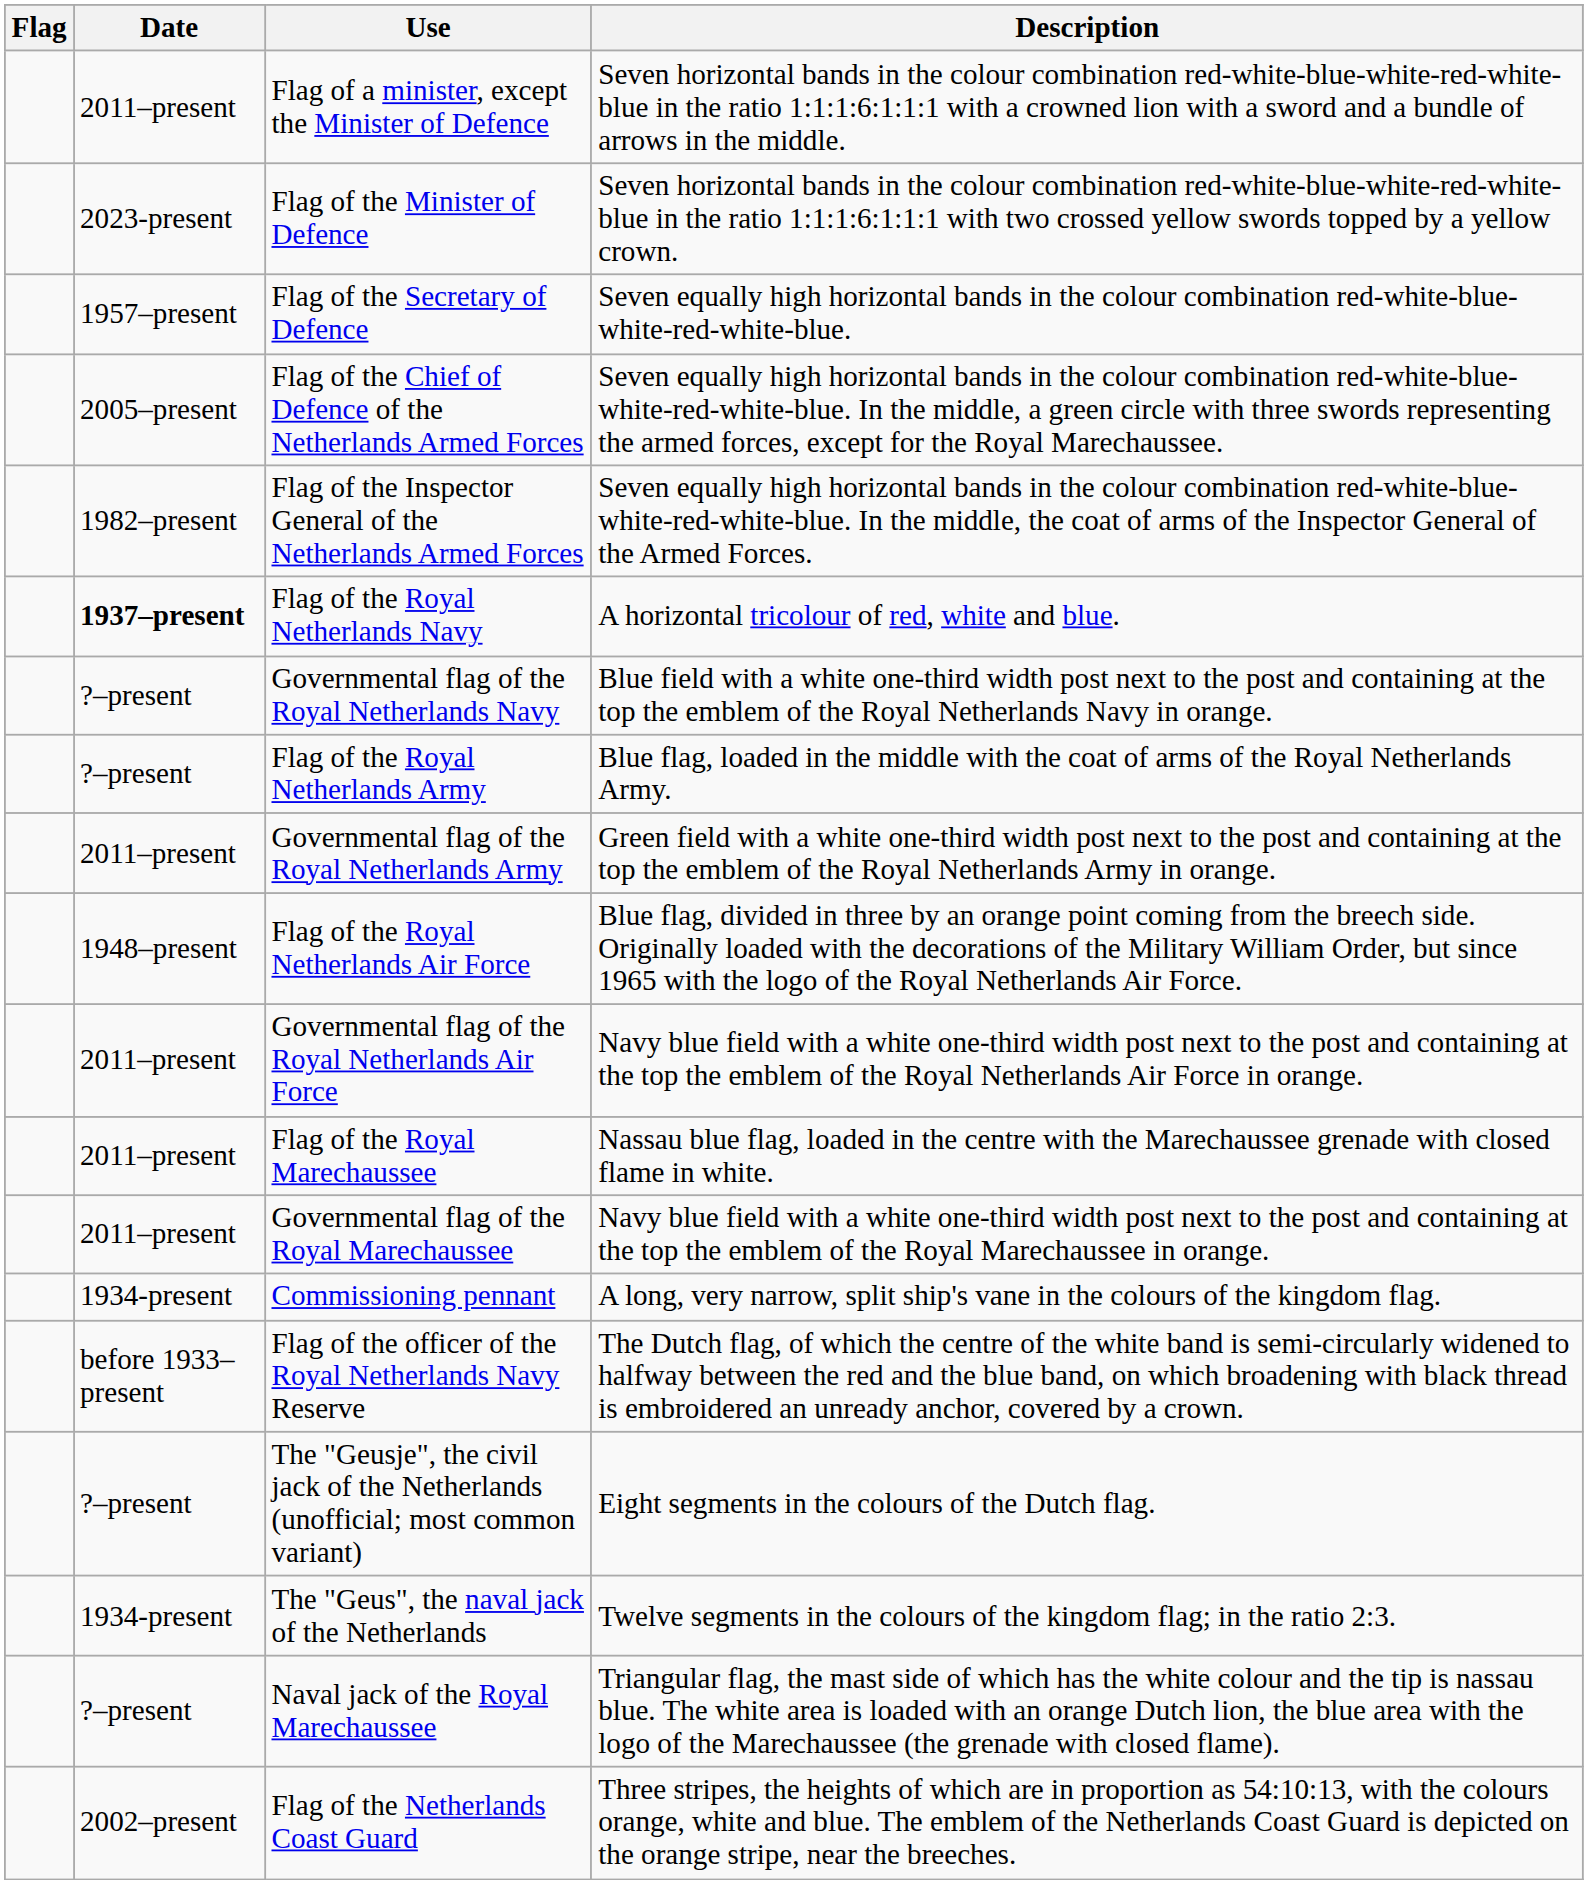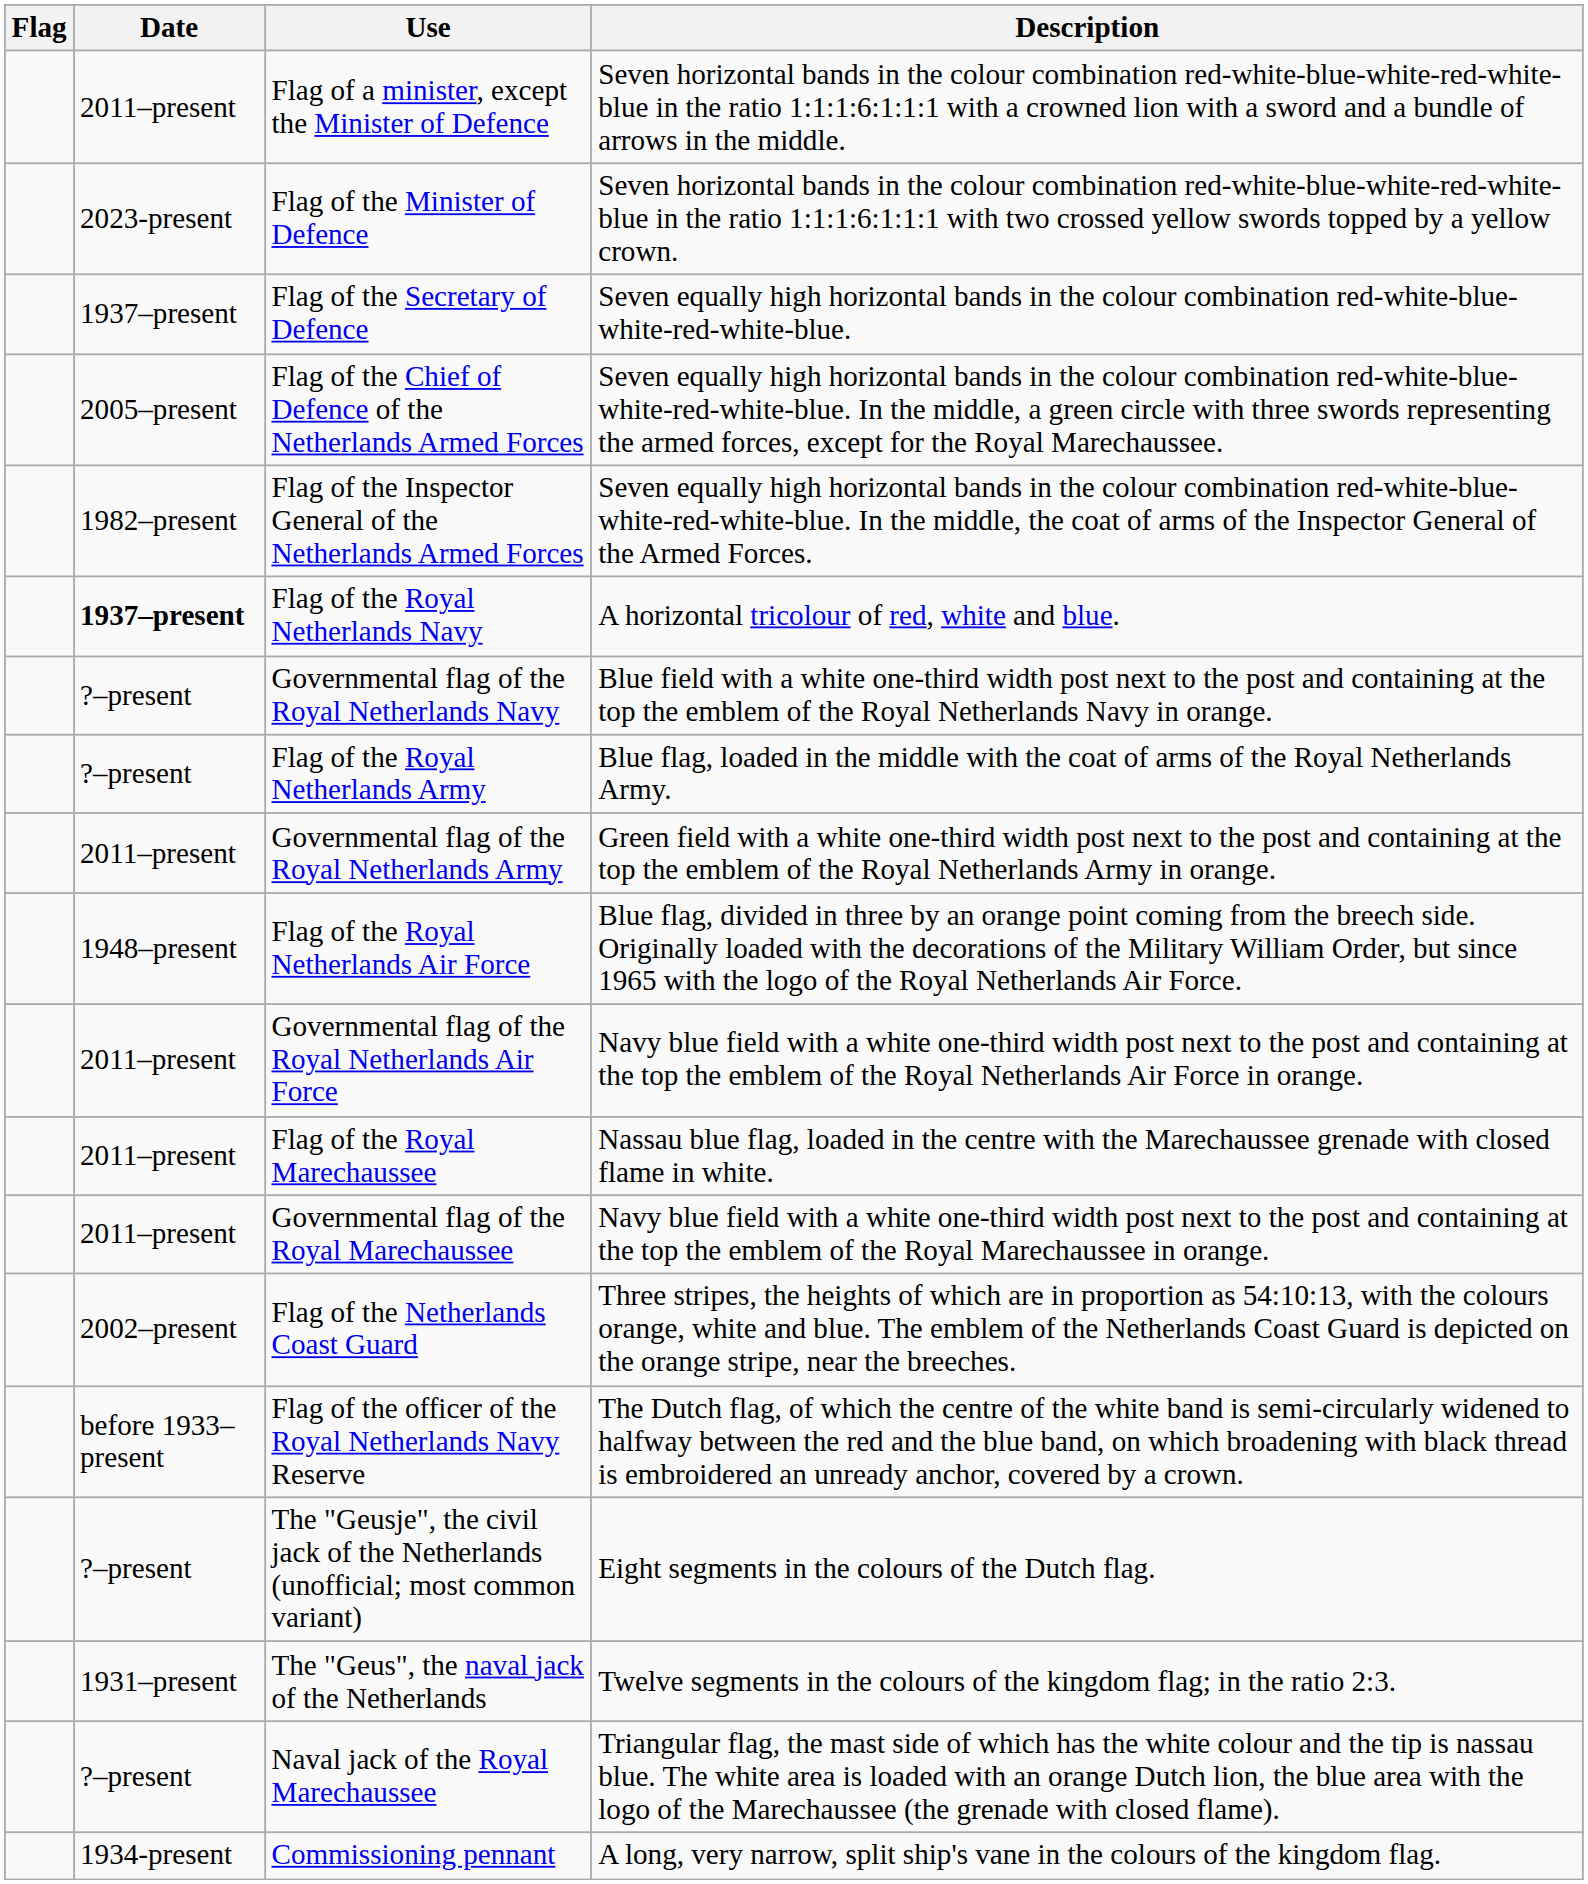(158, 313) 1957–present -> (158, 313) 1937–present
rows swapped: (409, 1822) <-> (413, 1296)
(156, 1615) 1934-present -> (158, 1680) 1931–present
